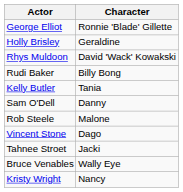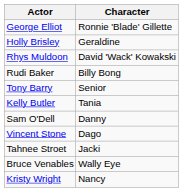+ row: (29, 88)
- row: (30, 118)
